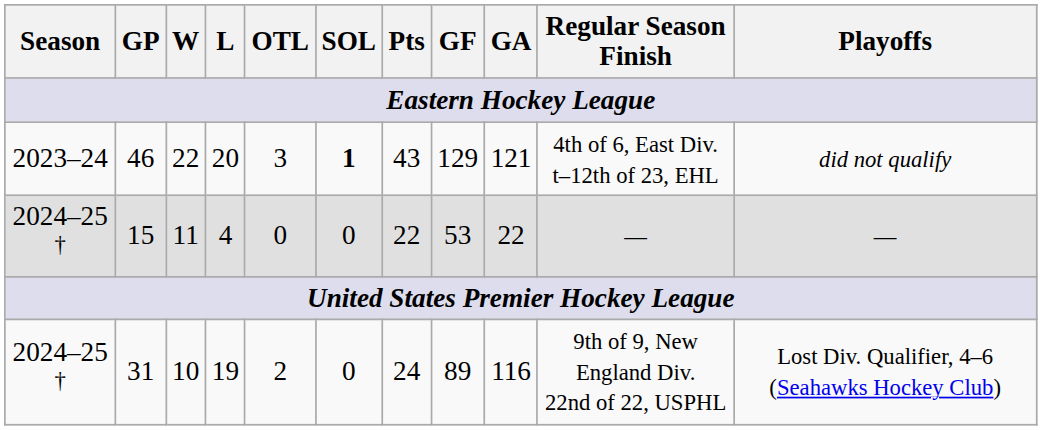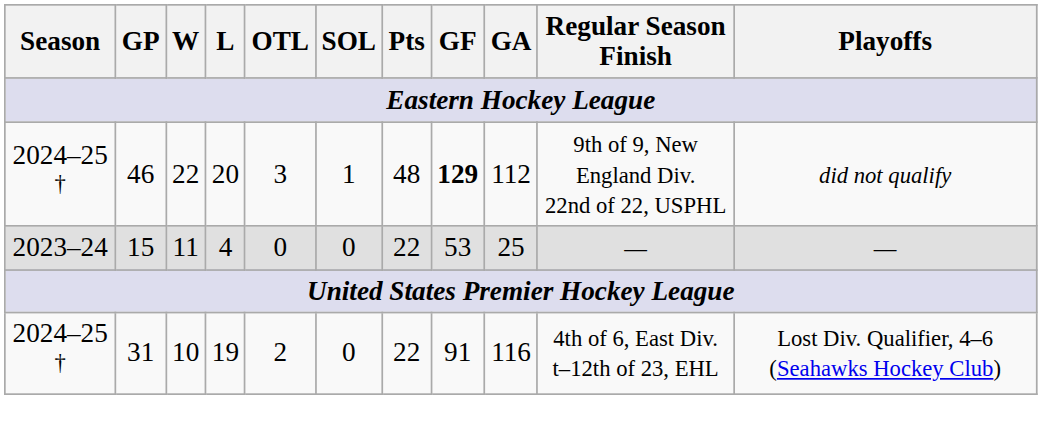(60, 158) 2023–24 -> (60, 168) 2024–25 †
(349, 158) bold -> (349, 173) normal
(407, 158) 43 -> (407, 173) 48
(458, 158) normal -> (458, 173) bold
(511, 158) 121 -> (511, 173) 112
(636, 159) 4th of 6, East Div. t–12th of 23, EHL -> (636, 175) 9th of 9, New England Div. 22nd of 22, USPHL
(60, 230) 2024–25 † -> (60, 247) 2023–24
(511, 235) 22 -> (511, 247) 25
(407, 371) 24 -> (407, 352) 22
(458, 371) 89 -> (458, 352) 91
(636, 373) 9th of 9, New England Div. 22nd of 22, USPHL -> (636, 354) 4th of 6, East Div. t–12th of 23, EHL
